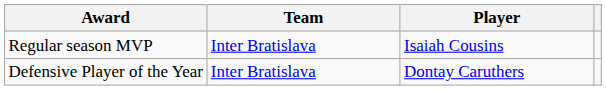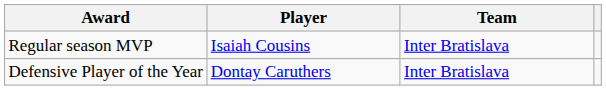columns swapped: (497, 17) <-> (304, 17)
